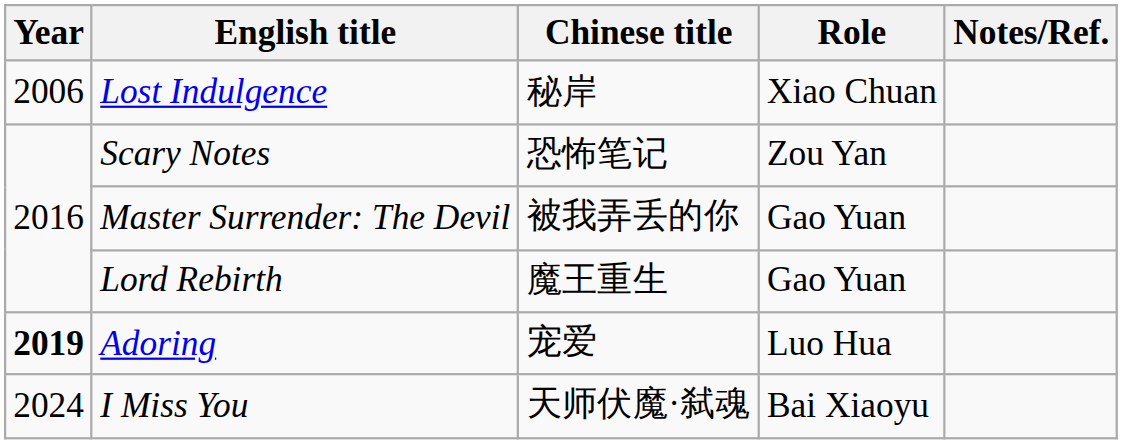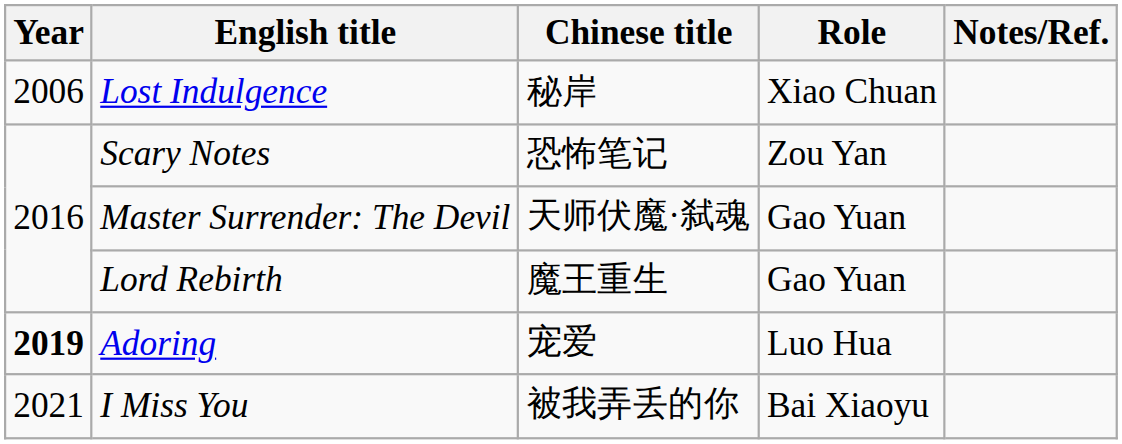(633, 216) 被我弄丢的你 -> (639, 216) 天师伏魔·弑魂
(49, 405) 2024 -> (49, 405) 2021
(639, 404) 天师伏魔·弑魂 -> (633, 404) 被我弄丢的你
